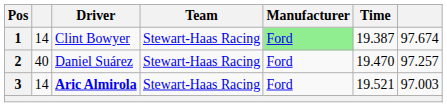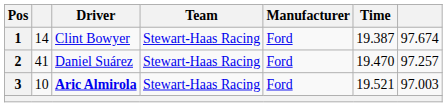(280, 38) lightgreen background -> (280, 38) no background
(42, 61) 40 -> (42, 61) 41
(42, 84) 14 -> (42, 84) 10
